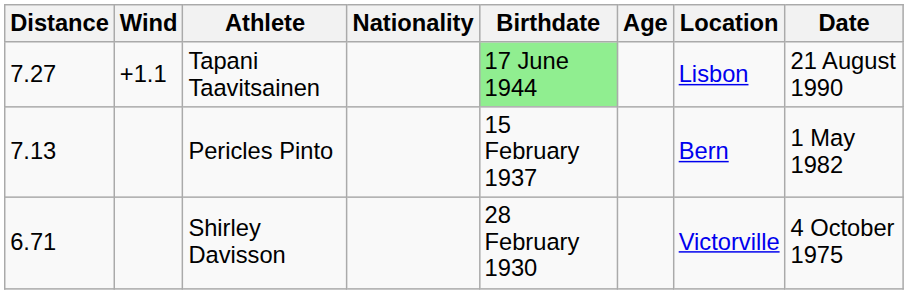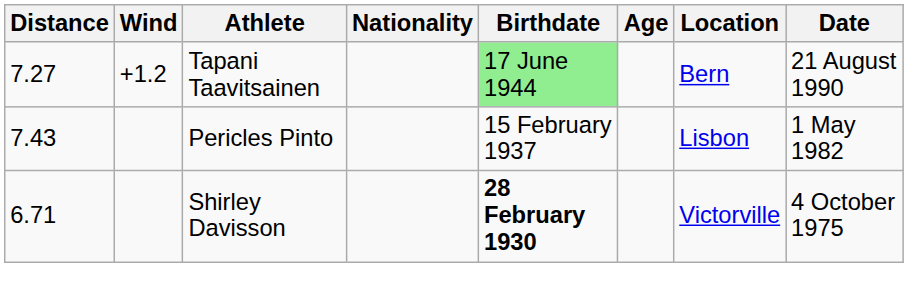(143, 74) +1.1 -> (143, 74) +1.2
(714, 74) Lisbon -> (704, 74) Bern
(33, 151) 7.13 -> (33, 138) 7.43
(704, 151) Bern -> (714, 138) Lisbon
(532, 242) normal -> (535, 215) bold
